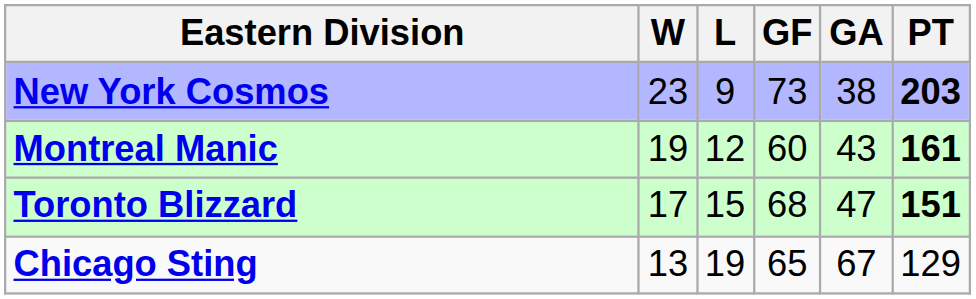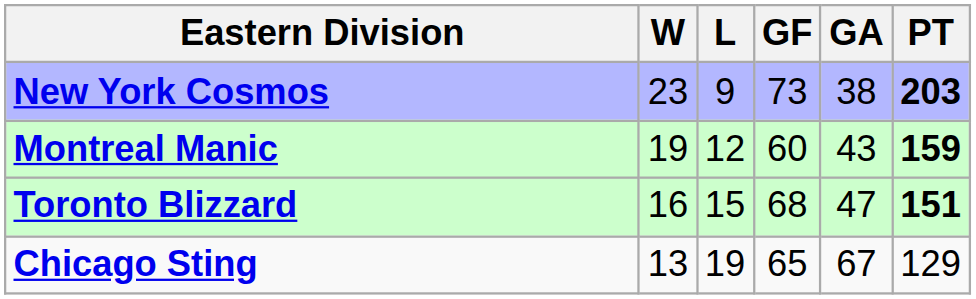(931, 148) 161 -> (931, 148) 159
(668, 206) 17 -> (668, 206) 16
